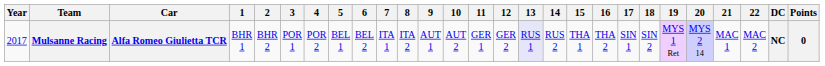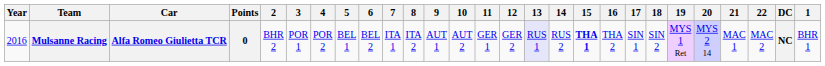columns swapped: (242, 12) <-> (804, 12)
(17, 40) 2017 -> (17, 40) 2016
(580, 40) normal -> (587, 40) bold
